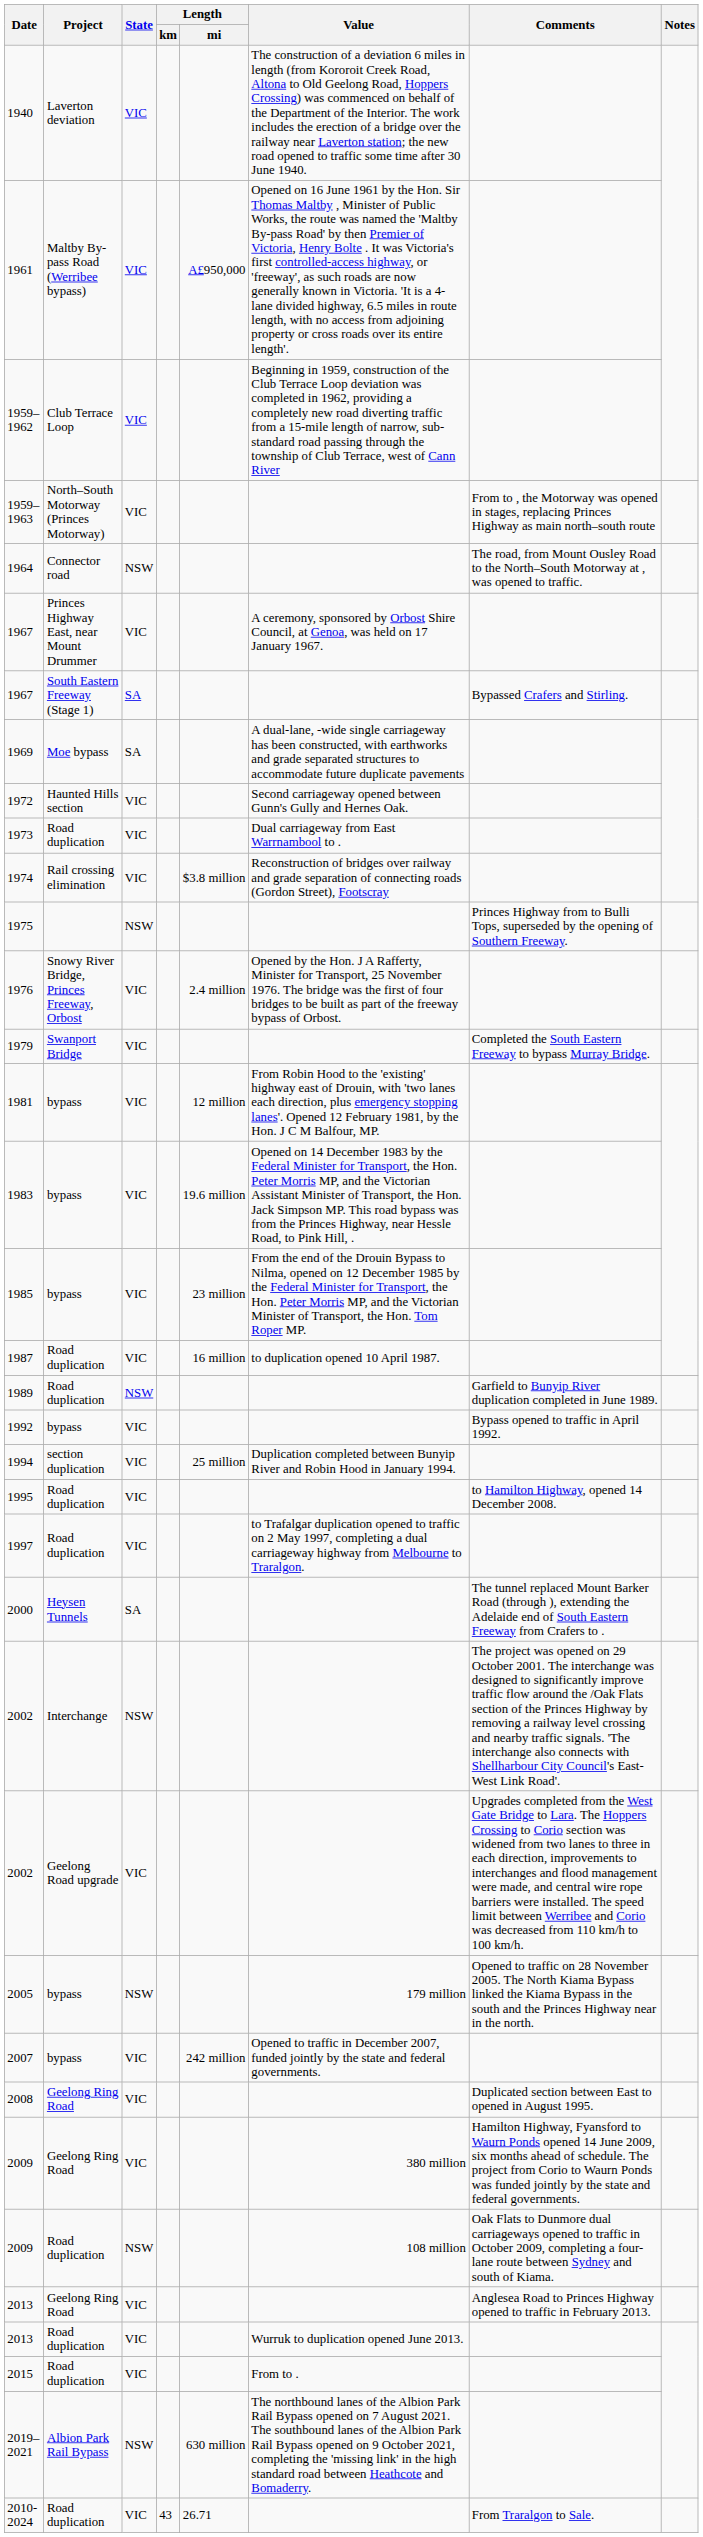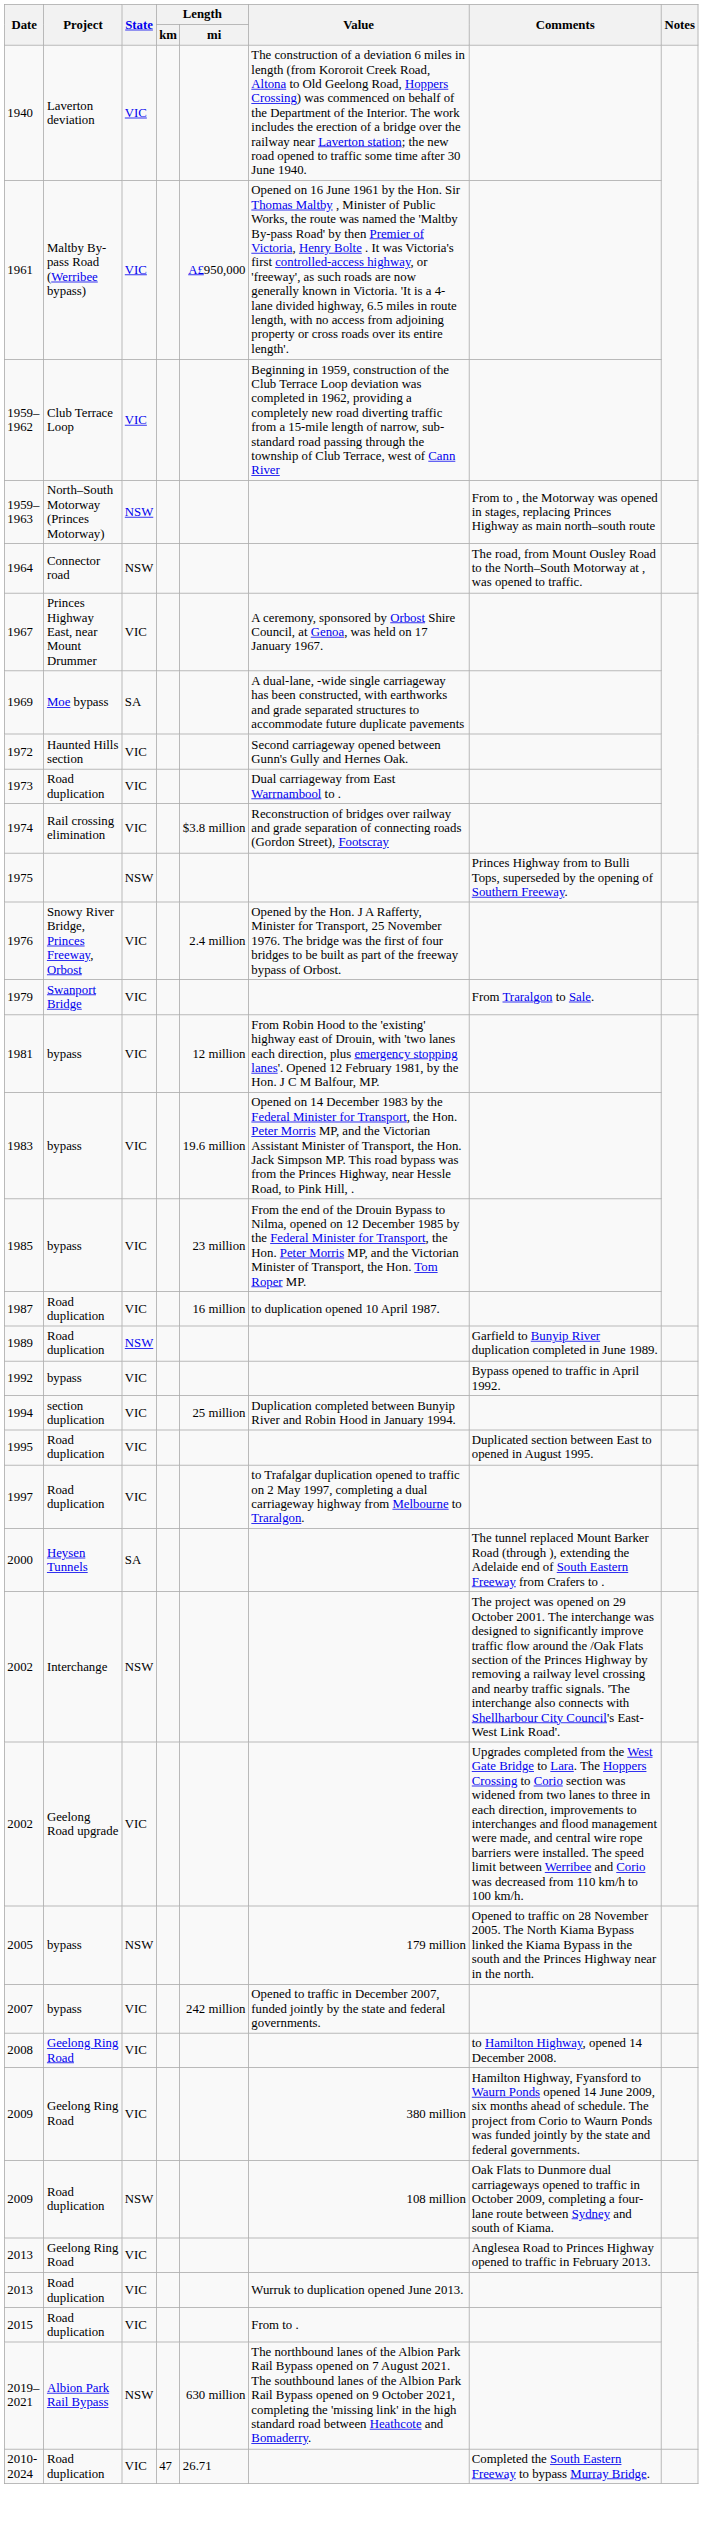(136, 512) VIC -> (139, 512) NSW
- row: (20, 695)
(561, 1046) Completed the South Eastern Freeway to bypass Murray Bridge. -> (533, 997) From Traralgon to Sale.
(557, 1496) to Hamilton Highway, opened 14 December 2008. -> (562, 1447) Duplicated section between East to opened in August 1995.
(562, 2099) Duplicated section between East to opened in August 1995. -> (557, 2050) to Hamilton Highway, opened 14 December 2008.
(166, 2515) 43 -> (166, 2466) 47
(533, 2515) From Traralgon to Sale. -> (561, 2466) Completed the South Eastern Freeway to bypass Murray Bridge.
